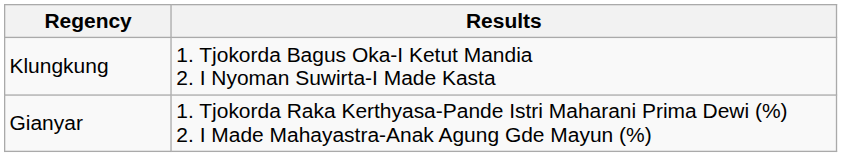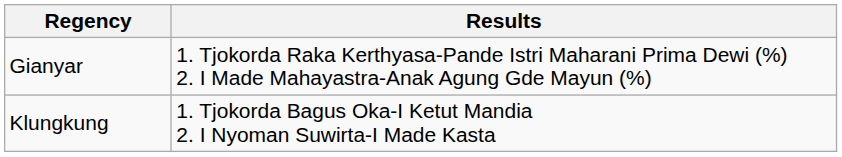rows swapped: (46, 122) <-> (59, 66)
